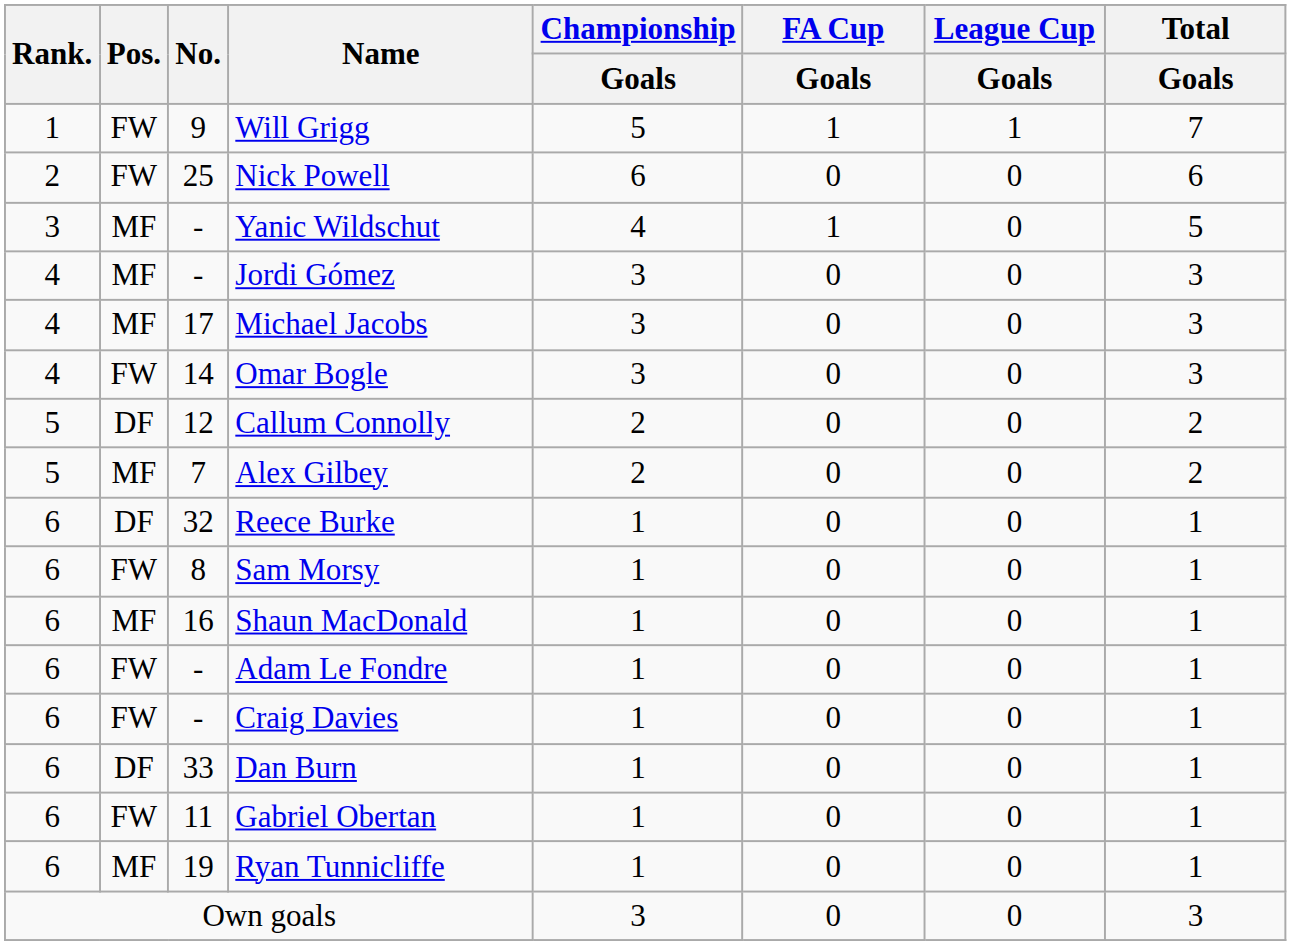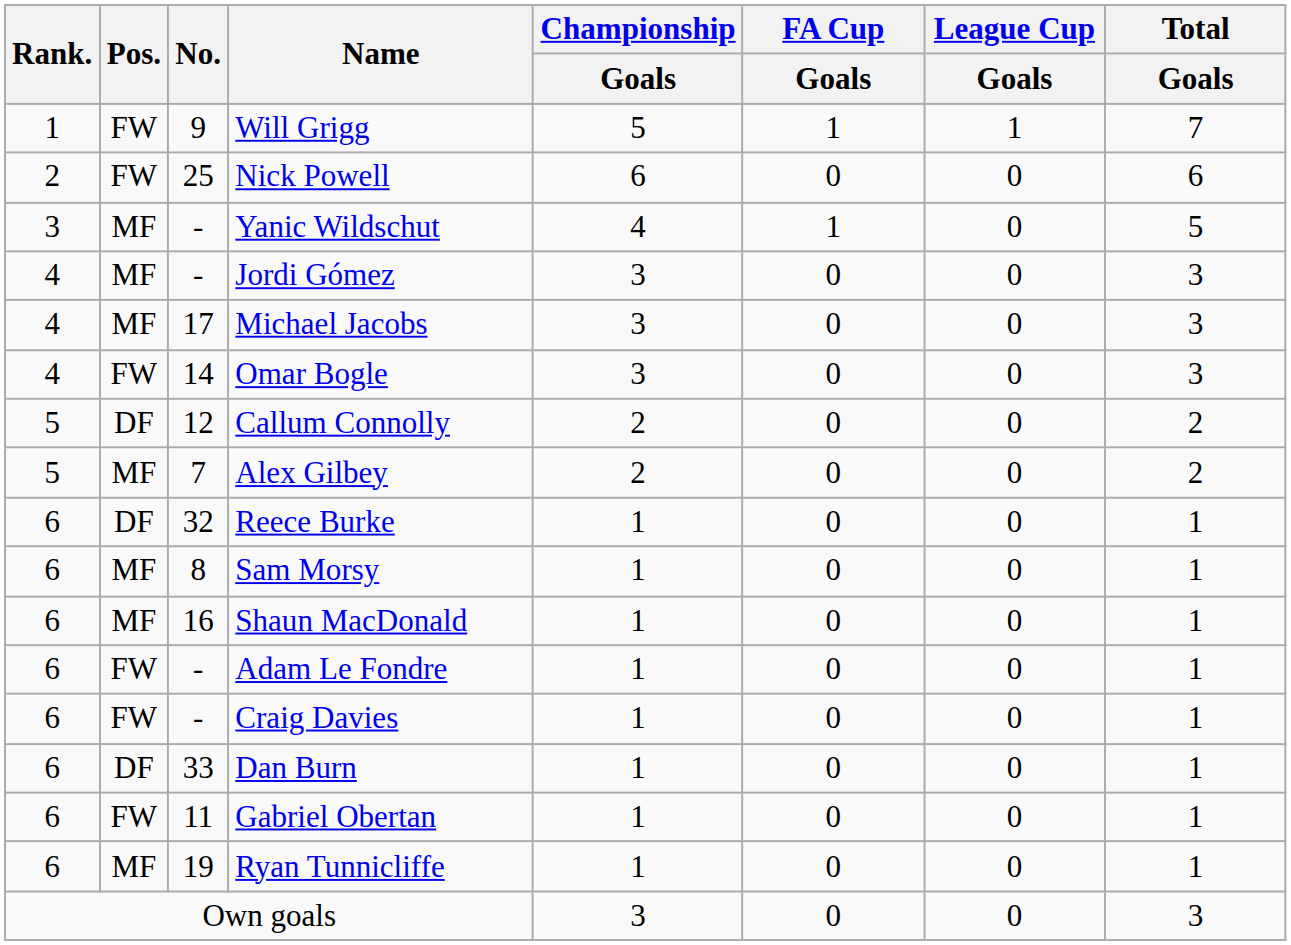(134, 570) FW -> (134, 570) MF
